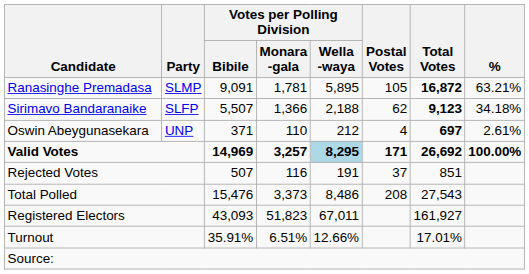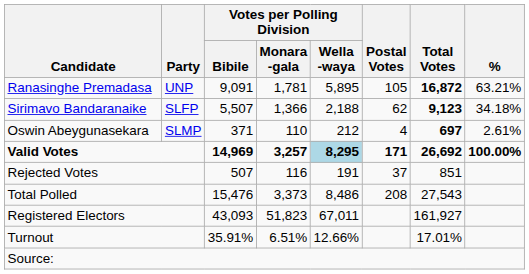(183, 88) SLMP -> (179, 88) UNP
(179, 130) UNP -> (183, 130) SLMP
